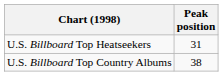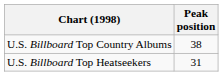rows swapped: (89, 62) <-> (79, 44)
